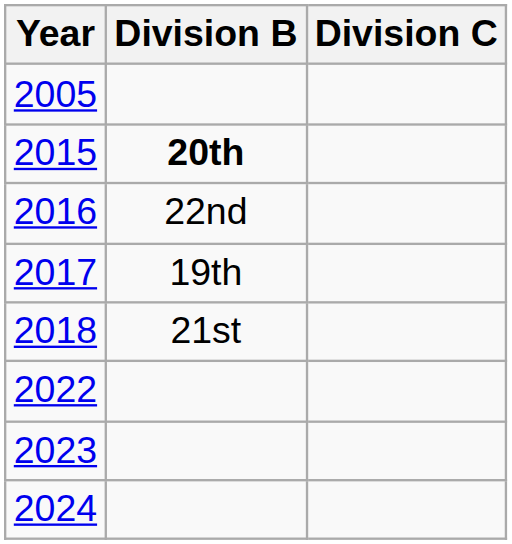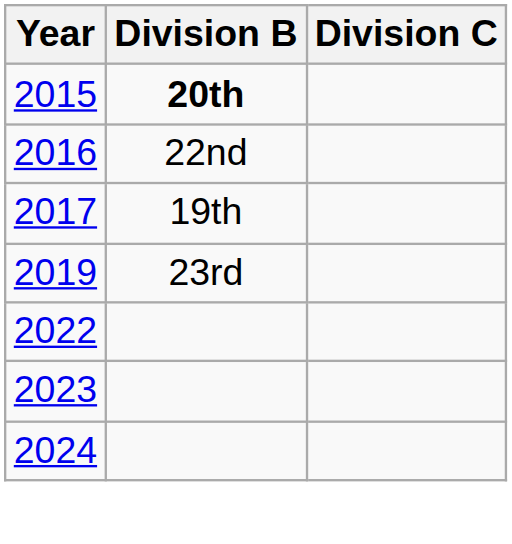- row: (55, 93)
- row: (55, 331)
+ row: (55, 271)
